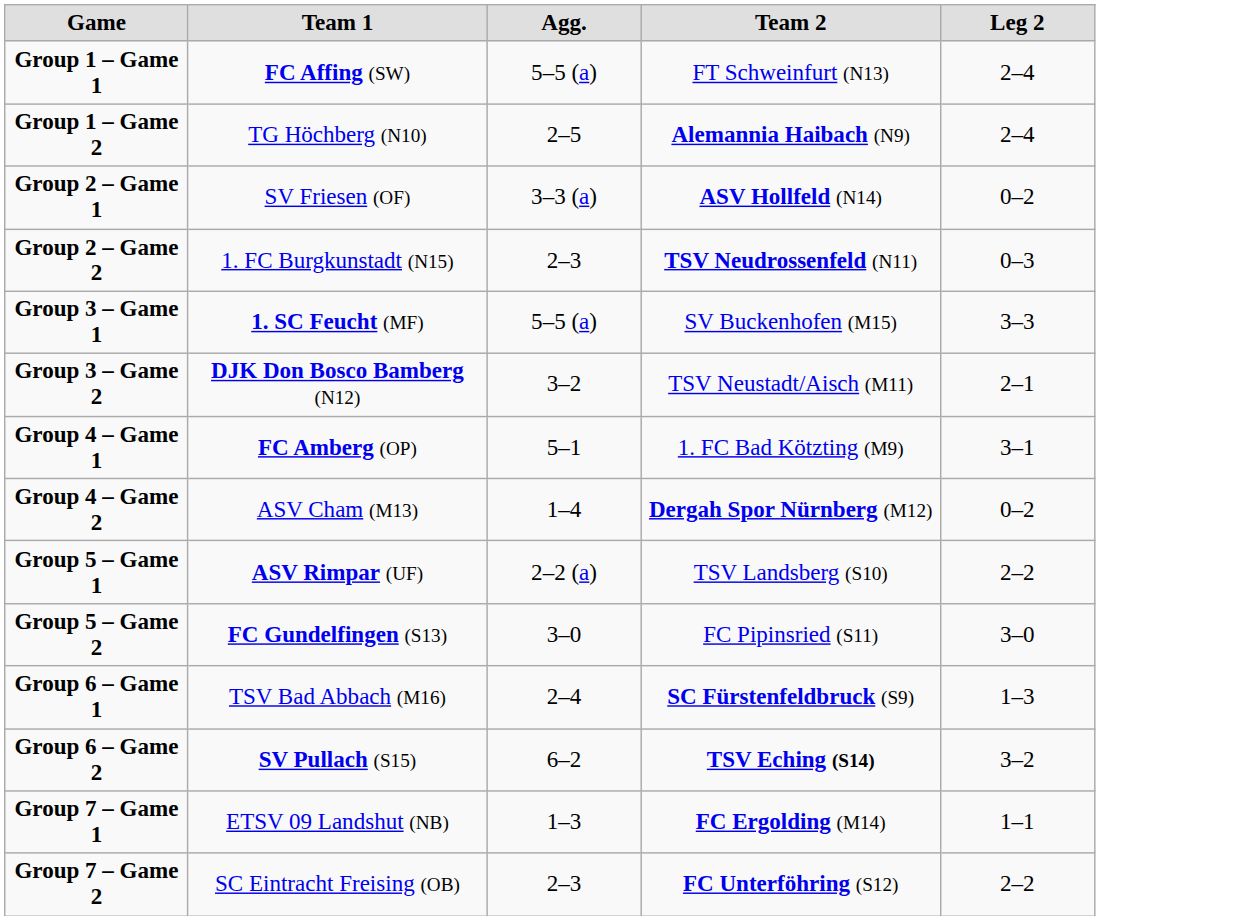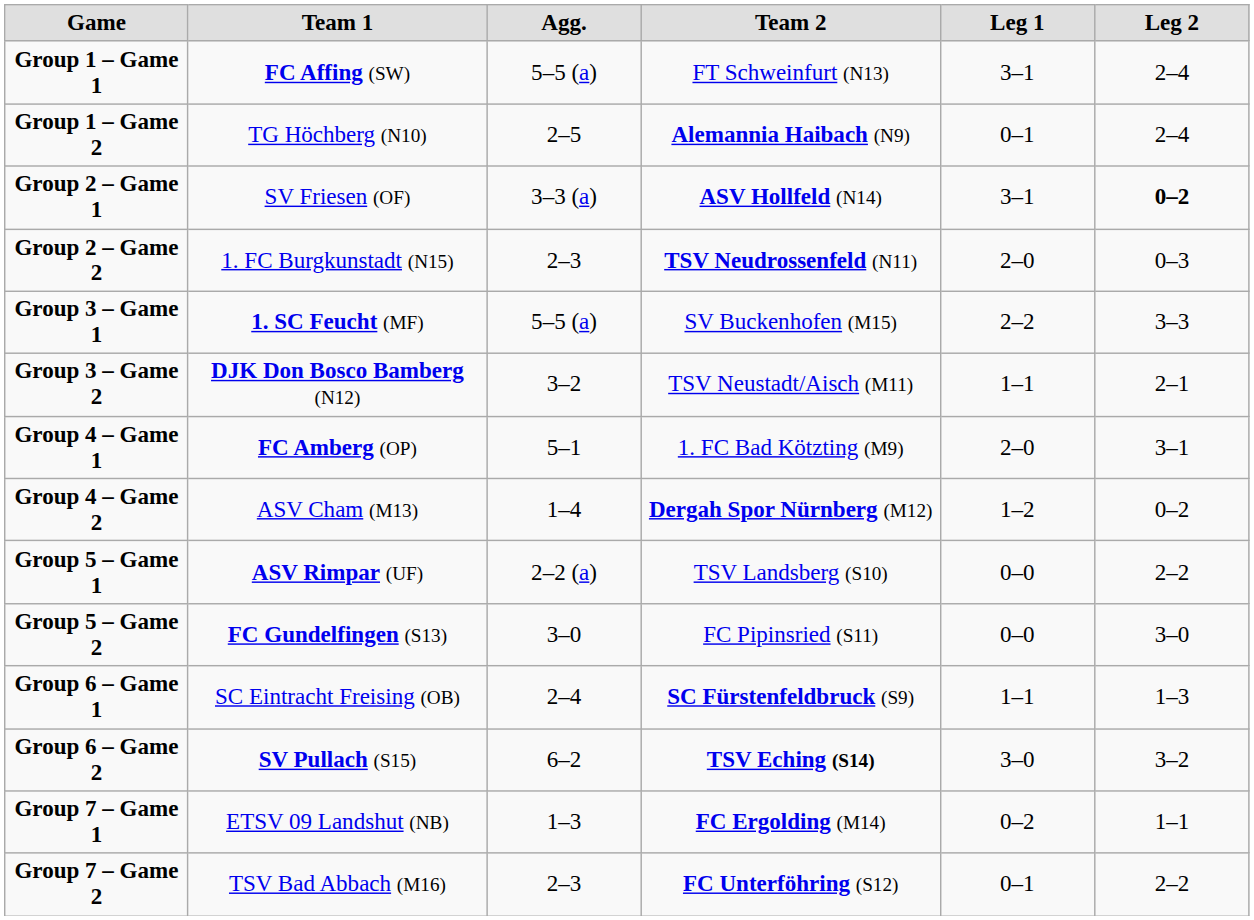+ column: (1017, 22)
(1017, 197) normal -> (1172, 197) bold
(337, 696) TSV Bad Abbach (M16) -> (337, 696) SC Eintracht Freising (OB)
(337, 884) SC Eintracht Freising (OB) -> (337, 884) TSV Bad Abbach (M16)
